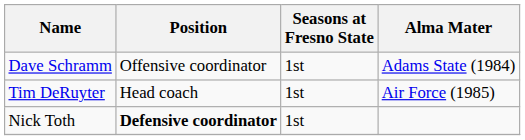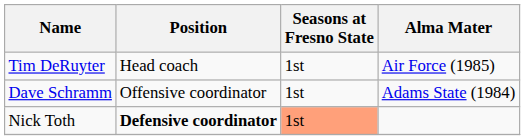rows swapped: (57, 93) <-> (60, 65)
(294, 121) no background -> (294, 121) lightsalmon background
